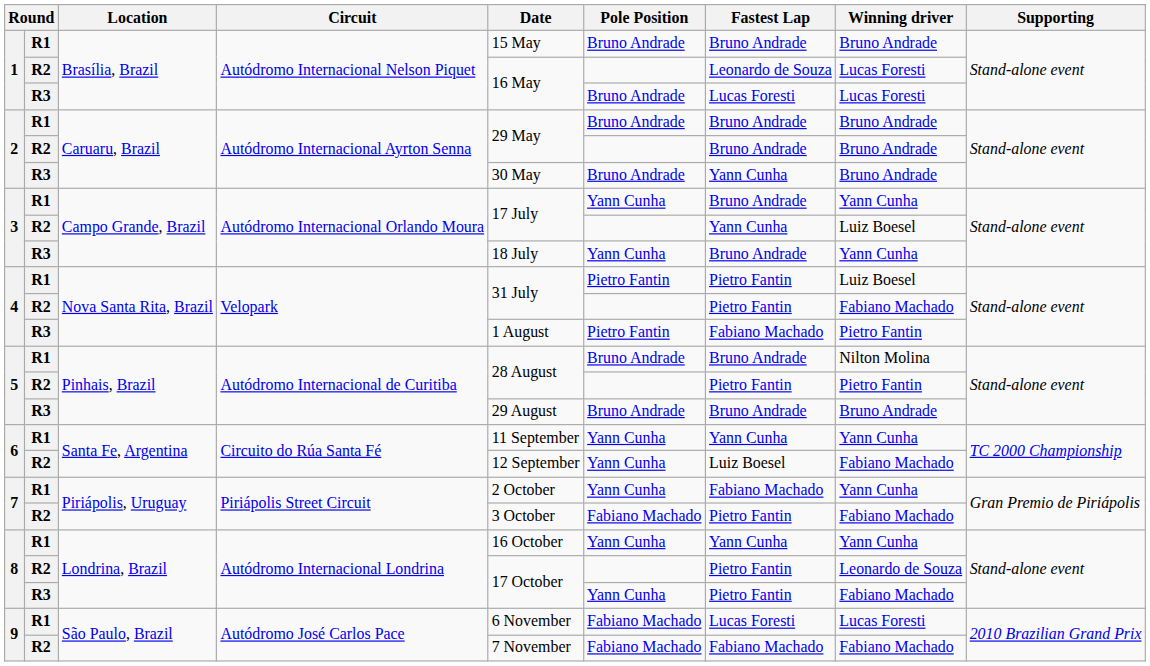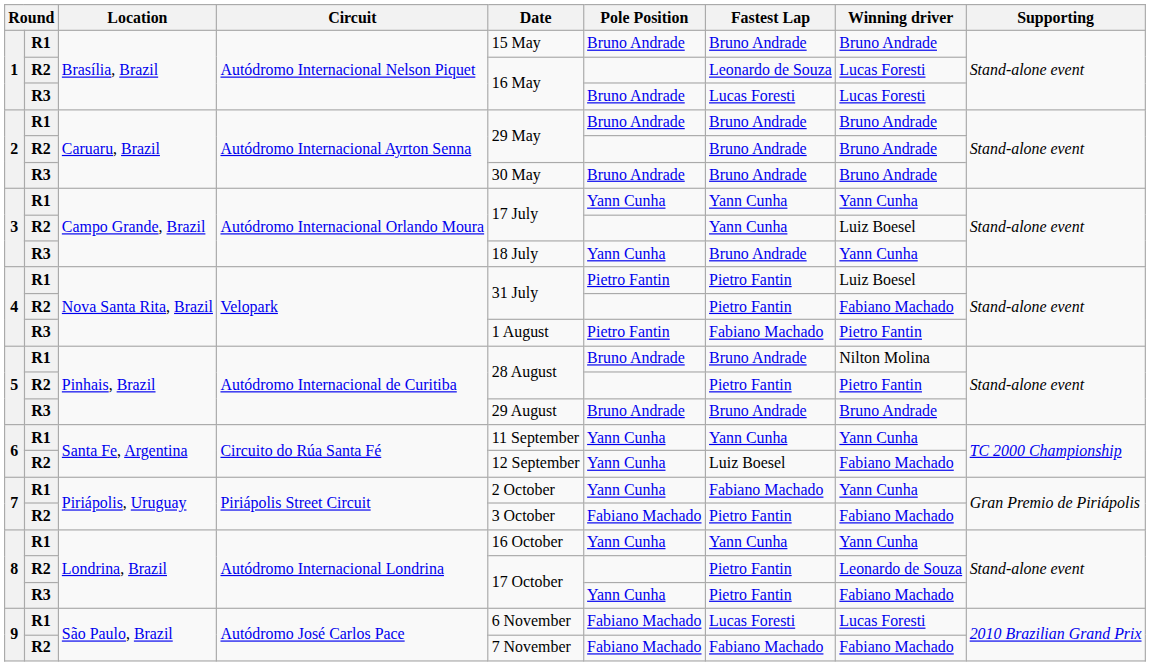(748, 174) Yann Cunha -> (758, 174) Bruno Andrade
(758, 200) Bruno Andrade -> (748, 200) Yann Cunha
